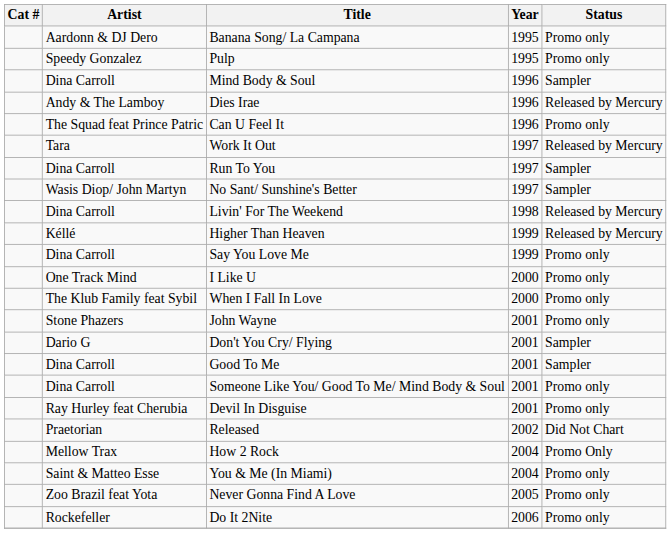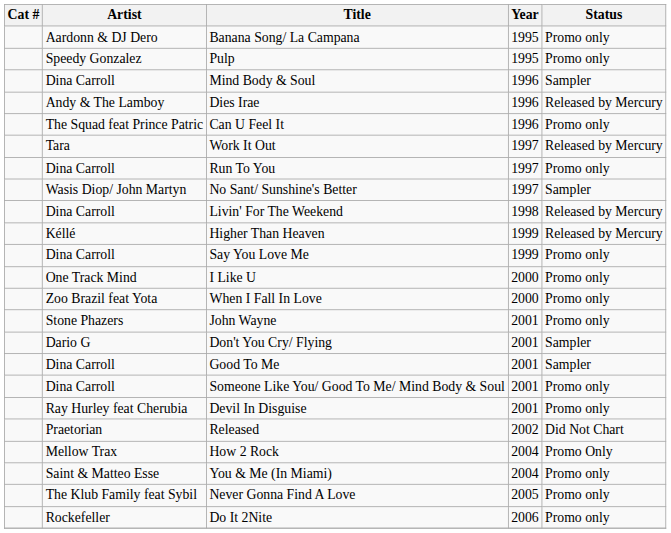(568, 168) Sampler -> (577, 168) Promo only
(121, 299) The Klub Family feat Sybil -> (101, 299) Zoo Brazil feat Yota
(101, 495) Zoo Brazil feat Yota -> (121, 495) The Klub Family feat Sybil
